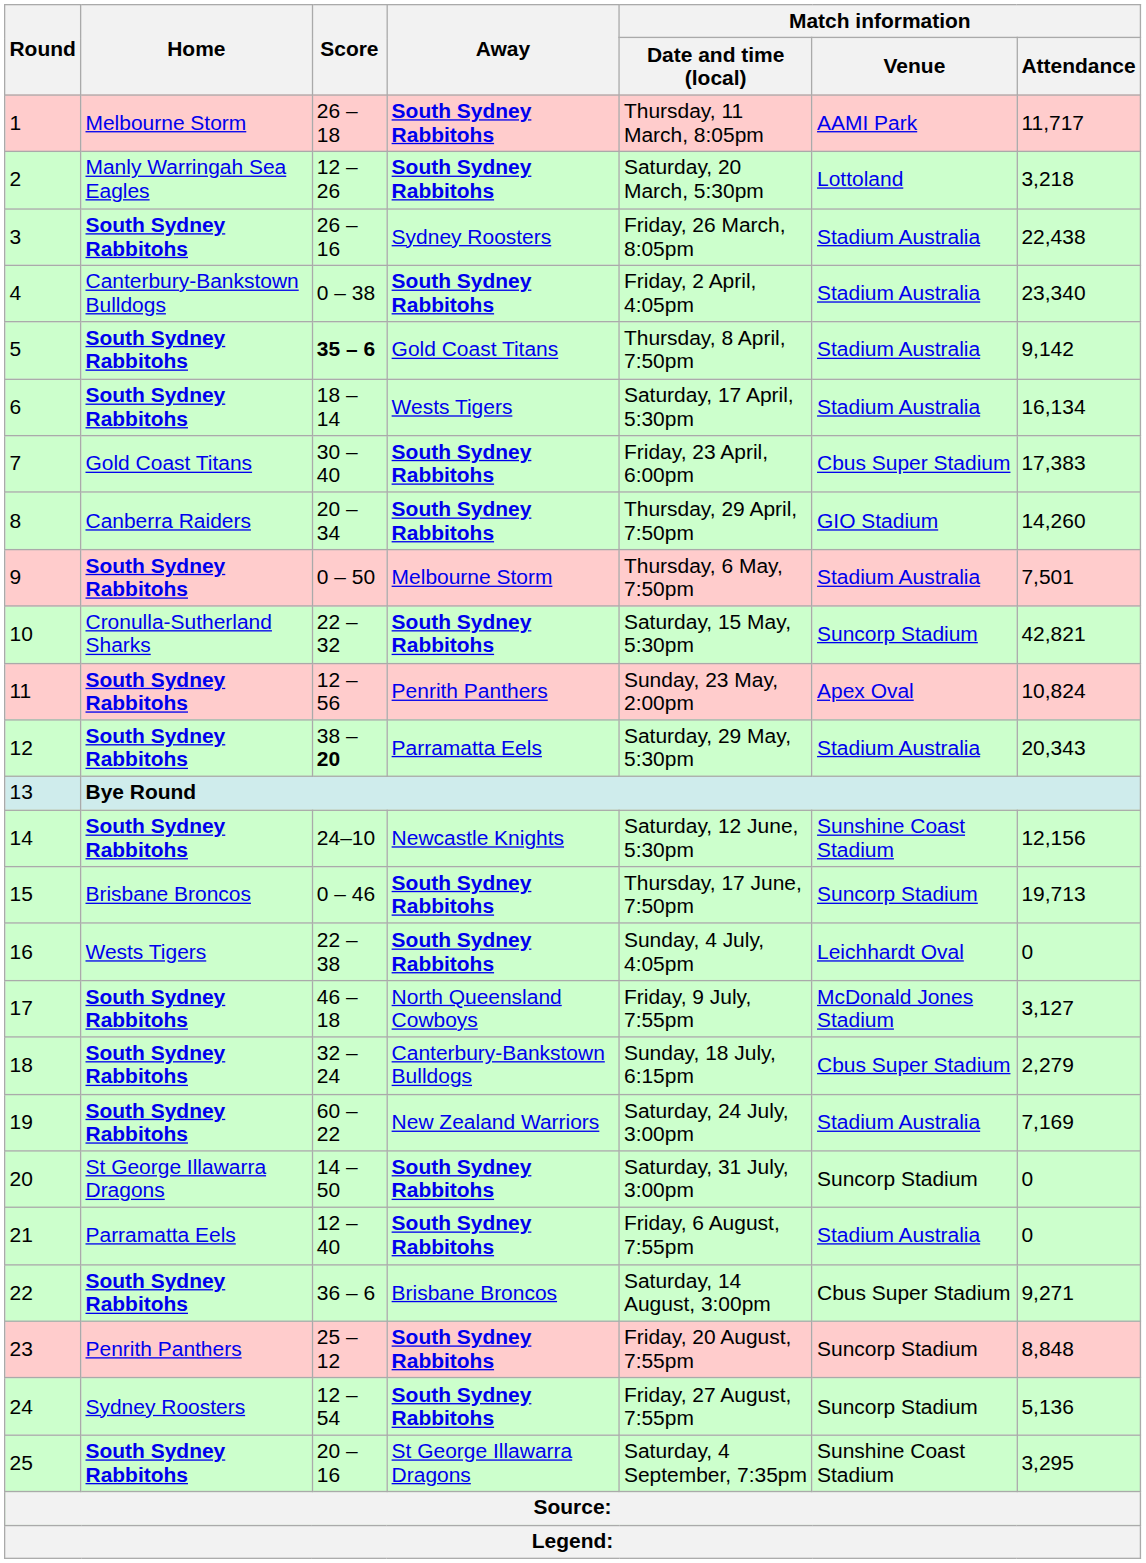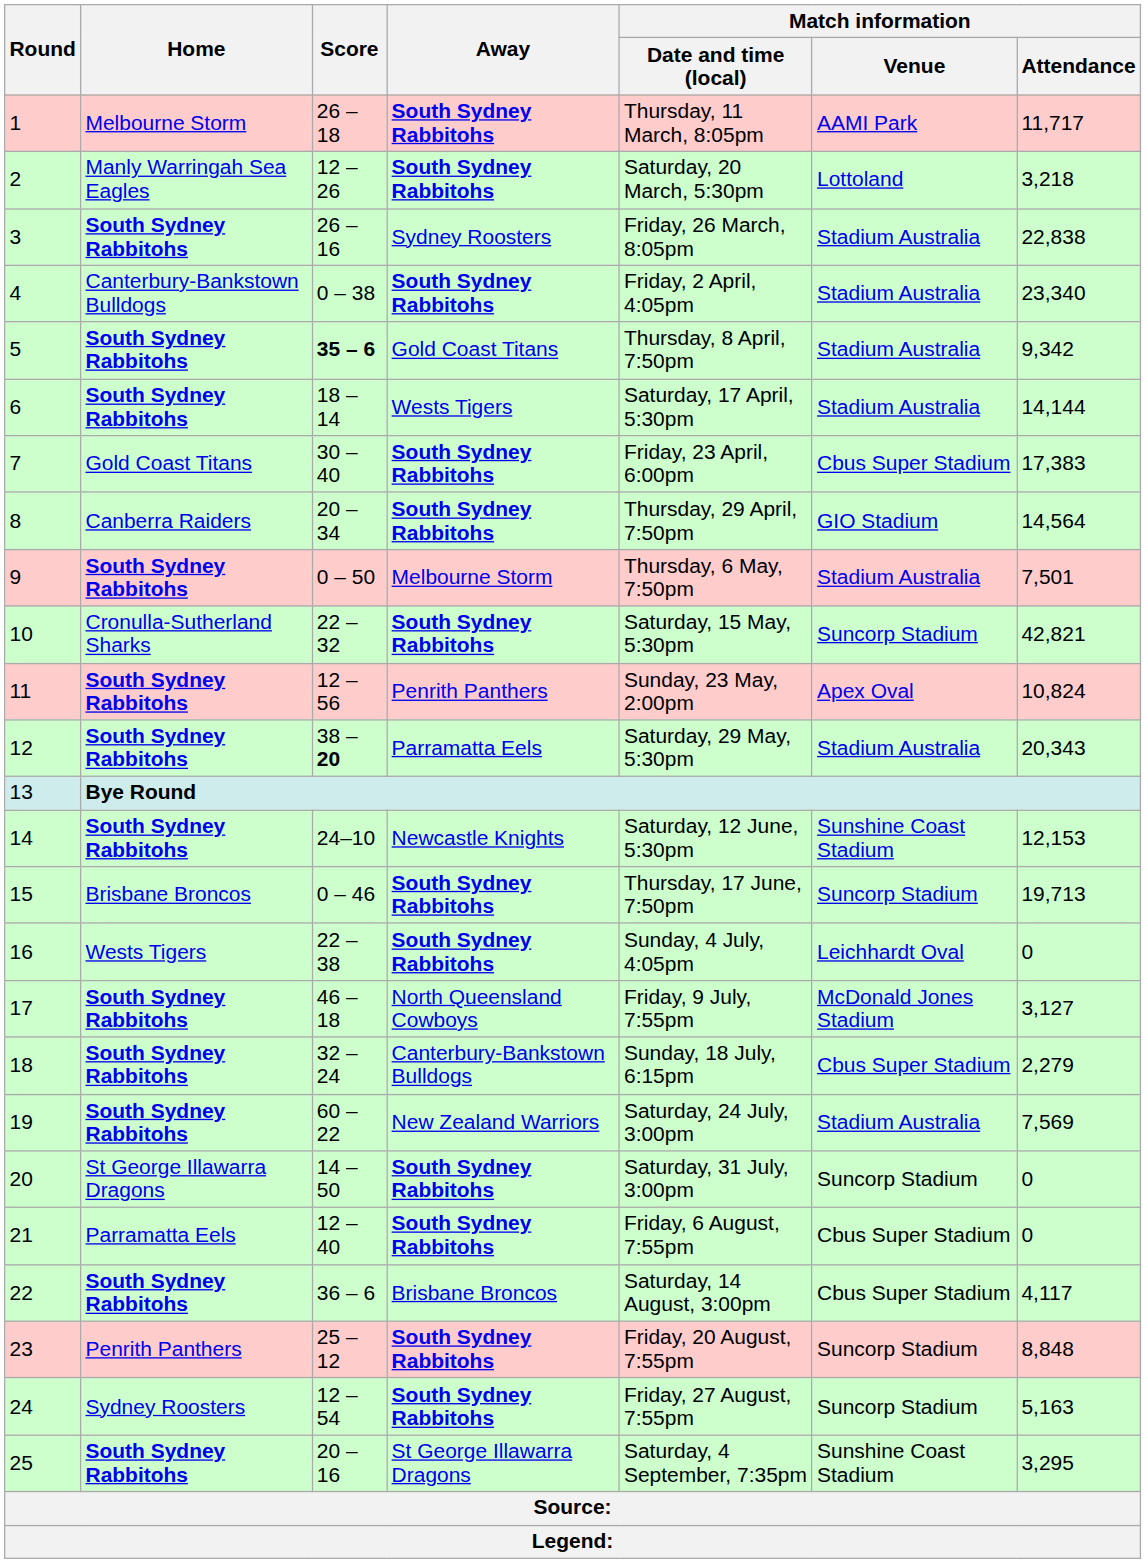(1054, 236) 22,438 -> (1054, 236) 22,838
(1048, 350) 9,142 -> (1048, 350) 9,342
(1054, 407) 16,134 -> (1054, 407) 14,144
(1054, 520) 14,260 -> (1054, 520) 14,564
(1054, 838) 12,156 -> (1054, 838) 12,153
(1048, 1122) 7,169 -> (1048, 1122) 7,569
(899, 1235) Stadium Australia -> (914, 1235) Cbus Super Stadium
(1048, 1292) 9,271 -> (1047, 1292) 4,117
(1048, 1406) 5,136 -> (1048, 1406) 5,163
